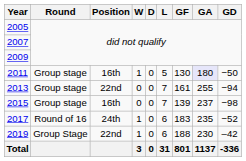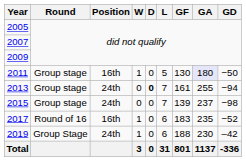(111, 88) 22nd -> (111, 88) 24th
(151, 88) normal -> (151, 88) bold
(111, 103) 16th -> (111, 103) 24th
(111, 118) 24th -> (111, 118) 16th
(111, 133) 22nd -> (111, 133) 24th
